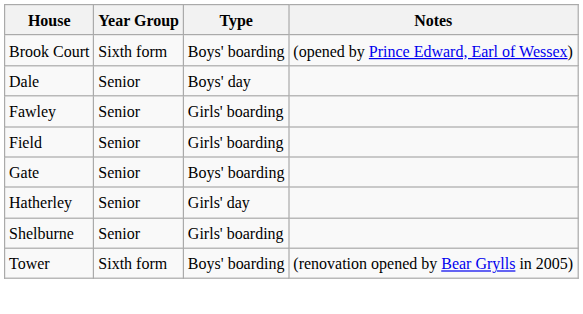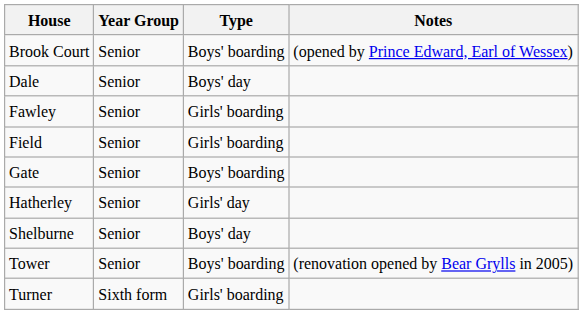(133, 51) Sixth form -> (119, 51) Senior
(236, 234) Girls' boarding -> (219, 234) Boys' day
(133, 264) Sixth form -> (119, 264) Senior
+ row: (31, 294)
